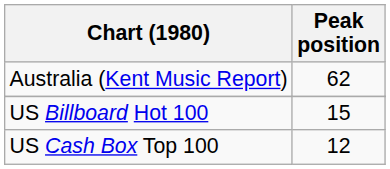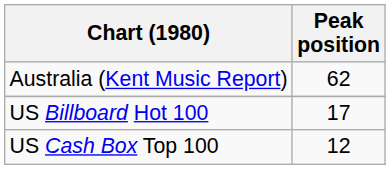(339, 112) 15 -> (339, 112) 17
